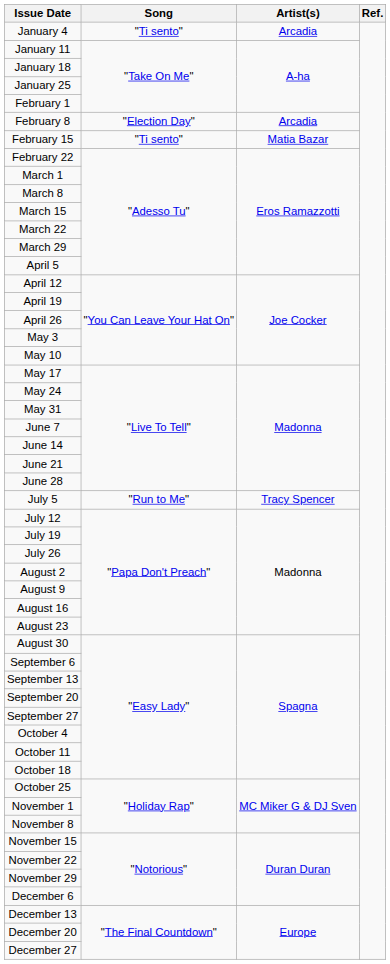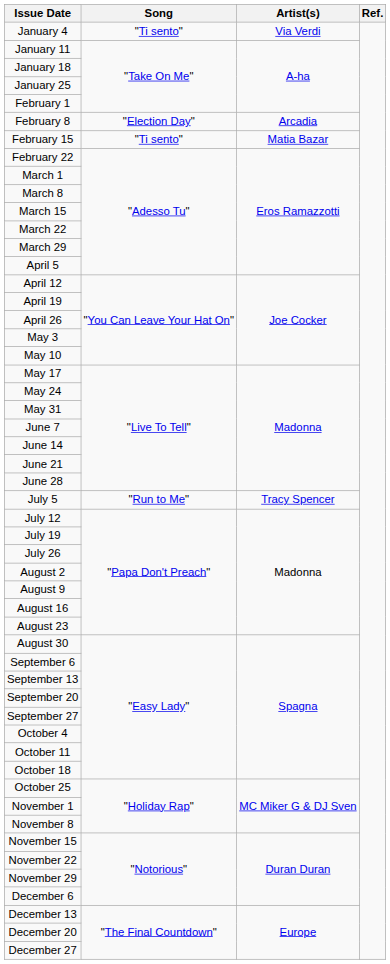(298, 31) Arcadia -> (298, 31) Via Verdi
